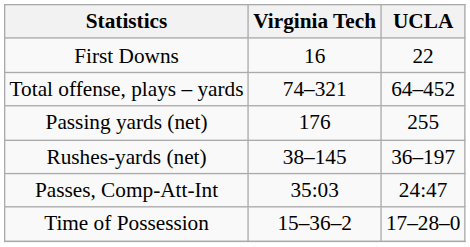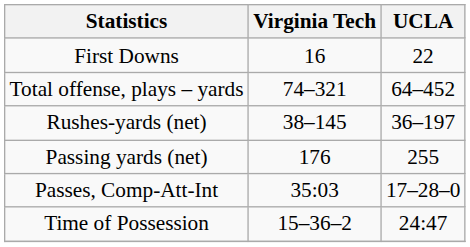rows swapped: (127, 156) <-> (127, 122)
(423, 190) 24:47 -> (423, 190) 17–28–0
(423, 223) 17–28–0 -> (423, 223) 24:47
